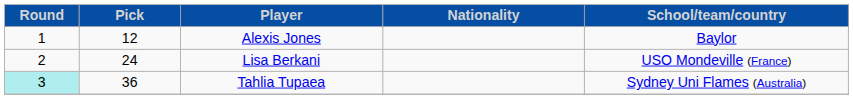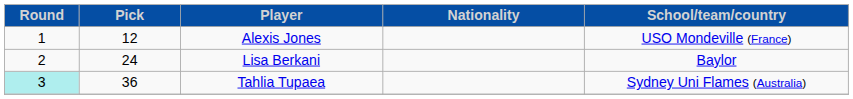(717, 37) Baylor -> (717, 37) USO Mondeville (France)
(717, 60) USO Mondeville (France) -> (717, 60) Baylor
